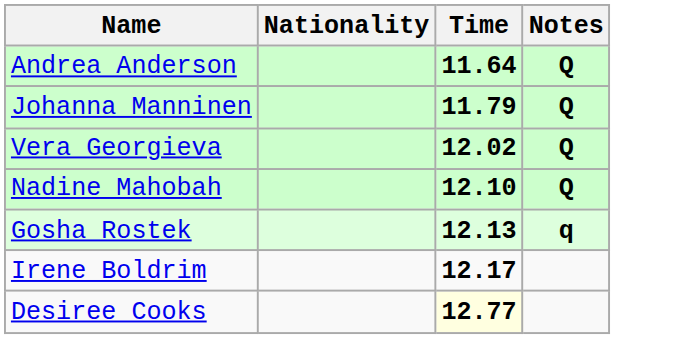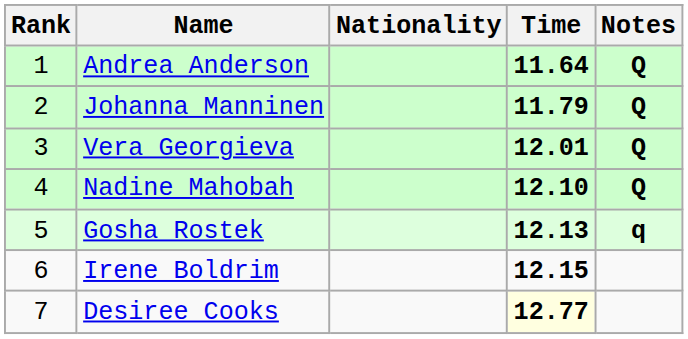+ column: (41, 25)
(479, 148) 12.02 -> (551, 148) 12.01
(479, 271) 12.17 -> (551, 271) 12.15
